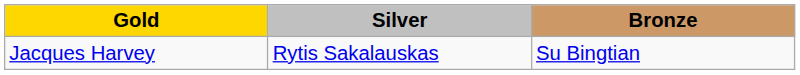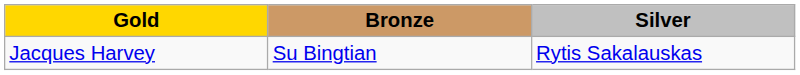columns swapped: (400, 20) <-> (663, 20)
